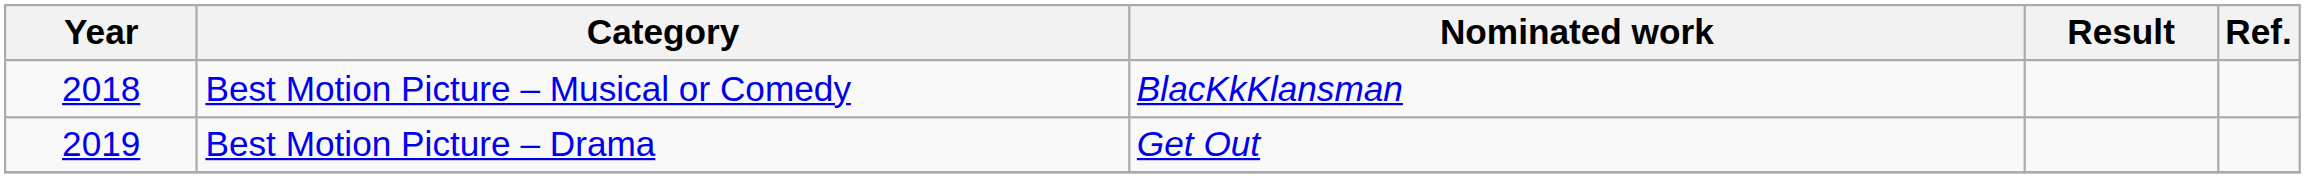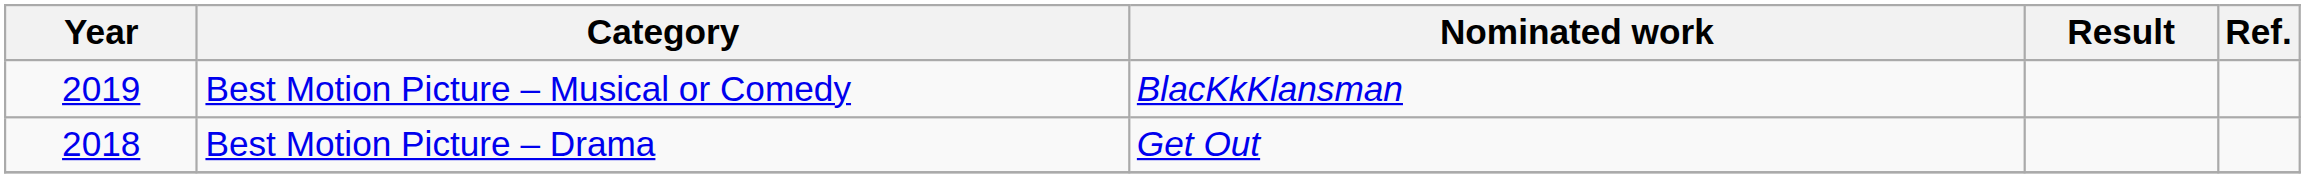(101, 88) 2018 -> (101, 88) 2019
(101, 144) 2019 -> (101, 144) 2018
